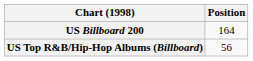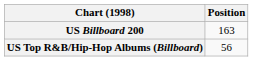(227, 30) 164 -> (227, 30) 163
